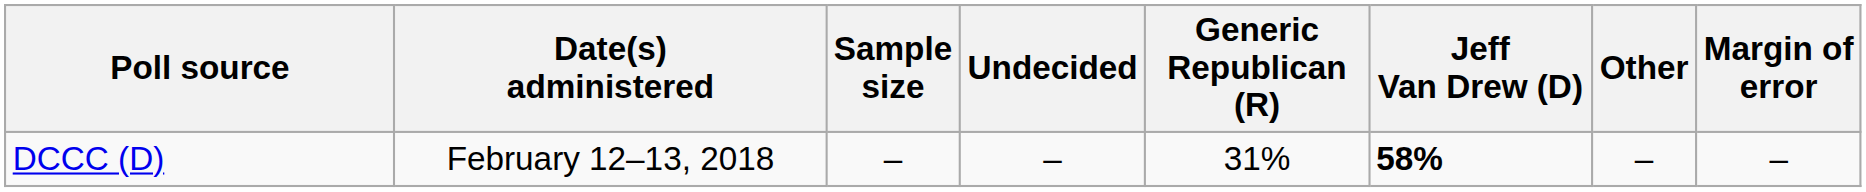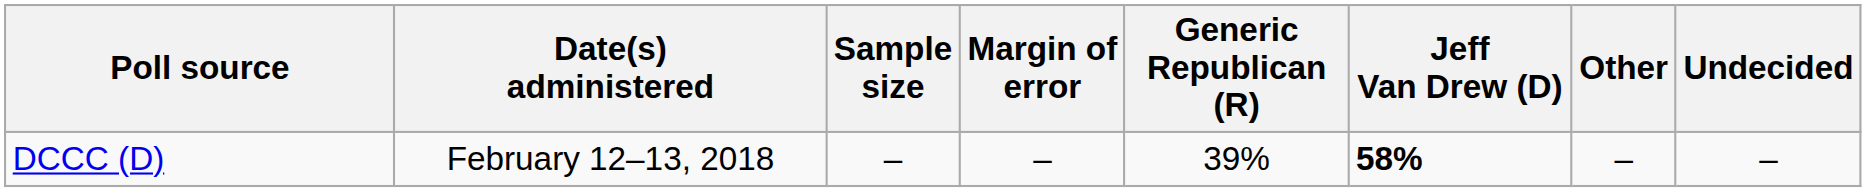columns swapped: (1779, 68) <-> (1053, 68)
(1257, 158) 31% -> (1237, 158) 39%
